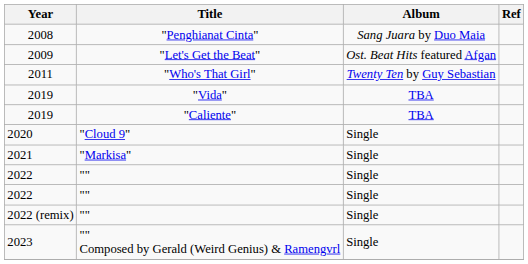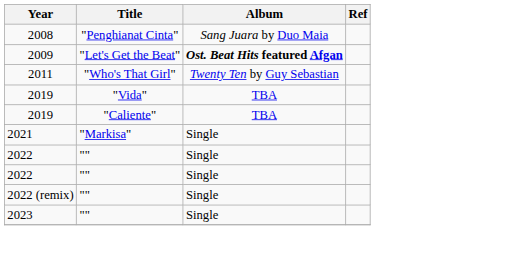(421, 54) normal -> (264, 54) bold
- row: (20, 134)
- row: (20, 242)
+ row: (20, 214)
